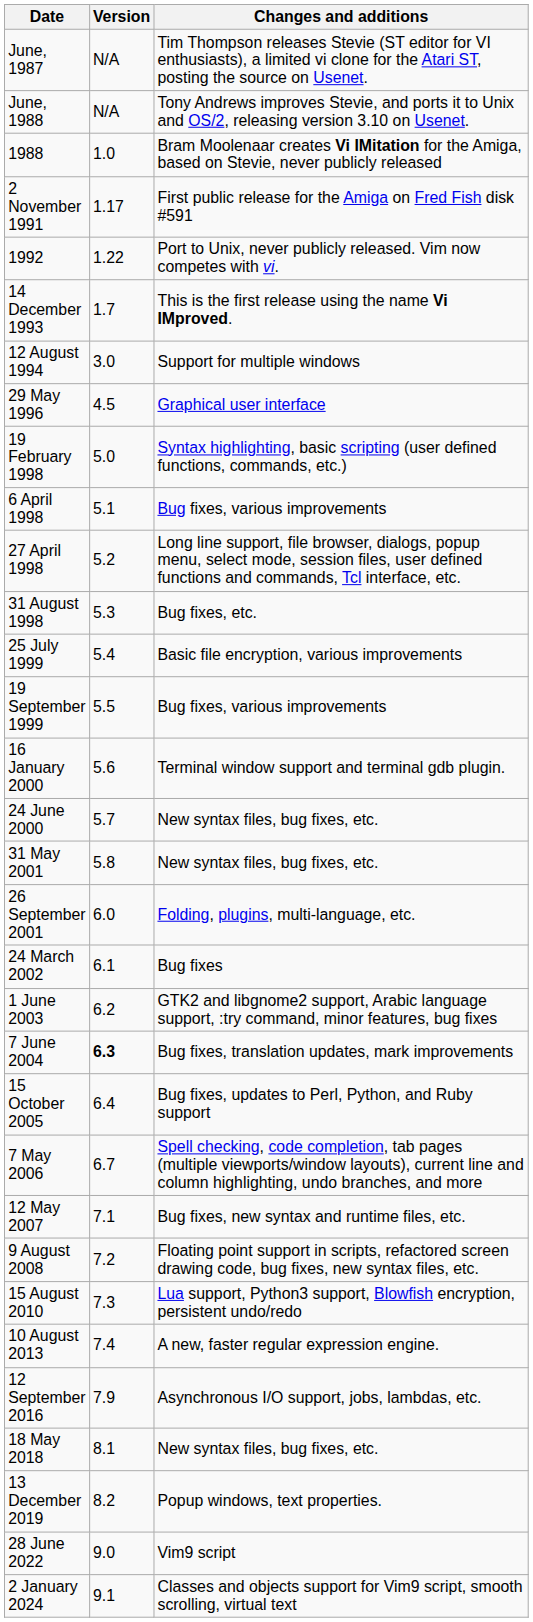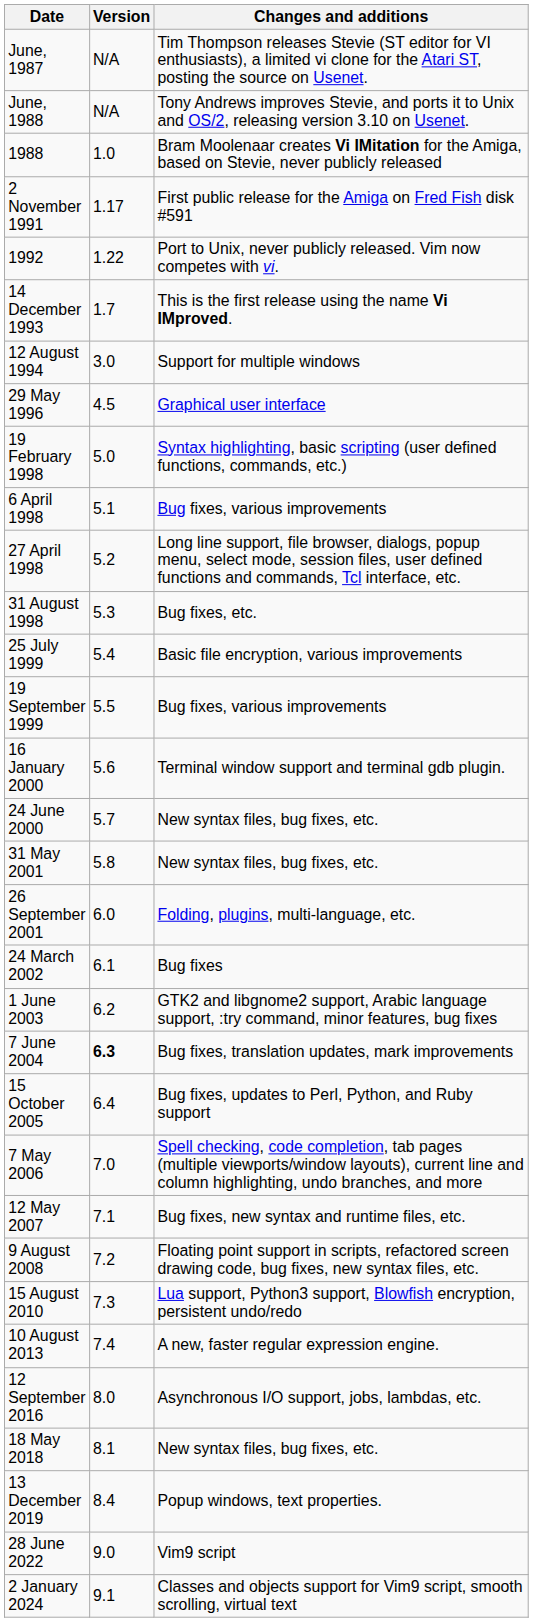(104, 1165) 6.7 -> (104, 1165) 7.0
(104, 1397) 7.9 -> (104, 1397) 8.0
(104, 1501) 8.2 -> (104, 1501) 8.4
